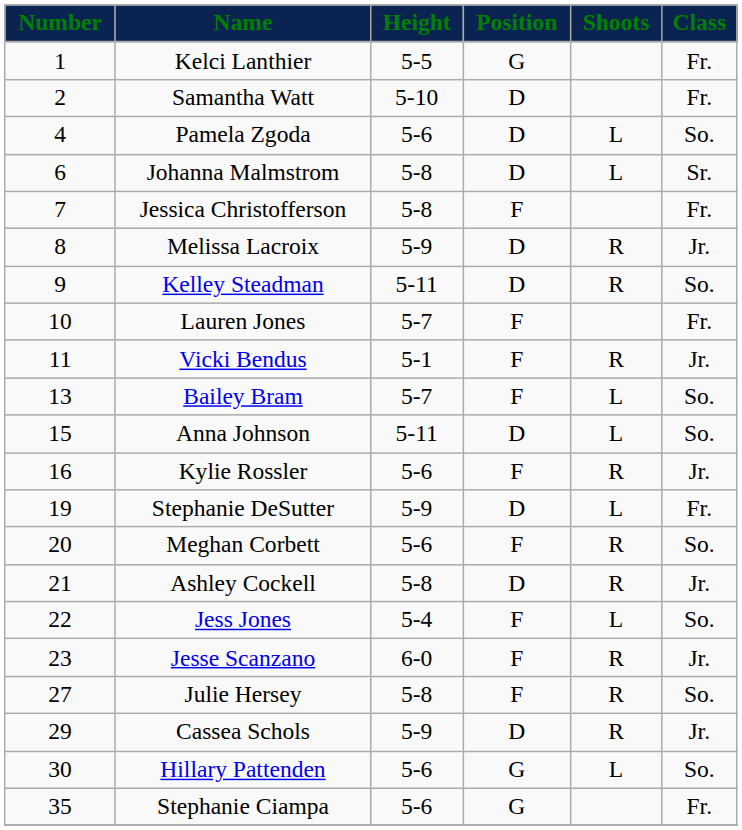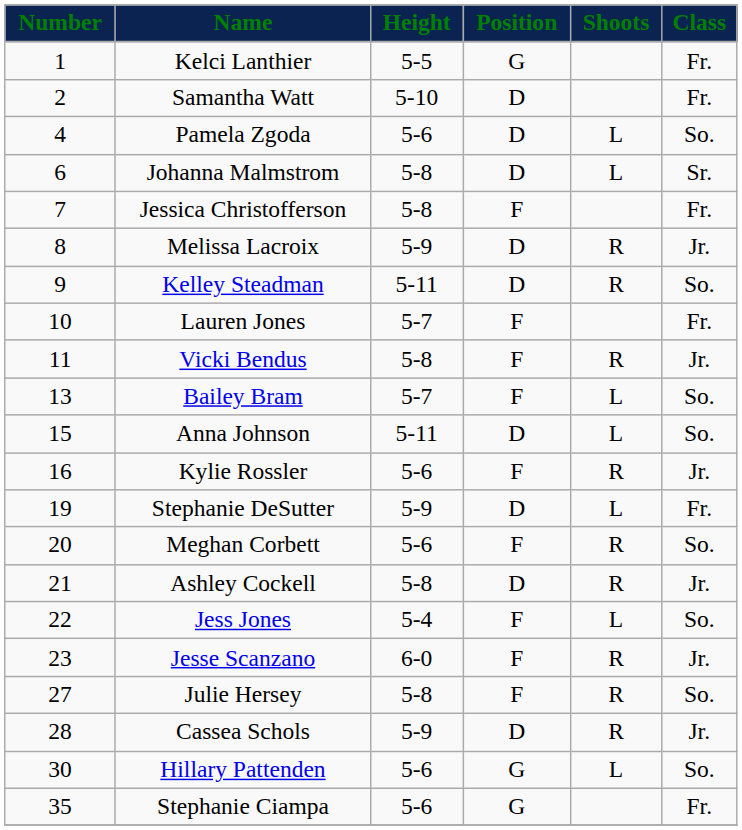(417, 358) 5-1 -> (417, 358) 5-8
(60, 731) 29 -> (60, 731) 28
